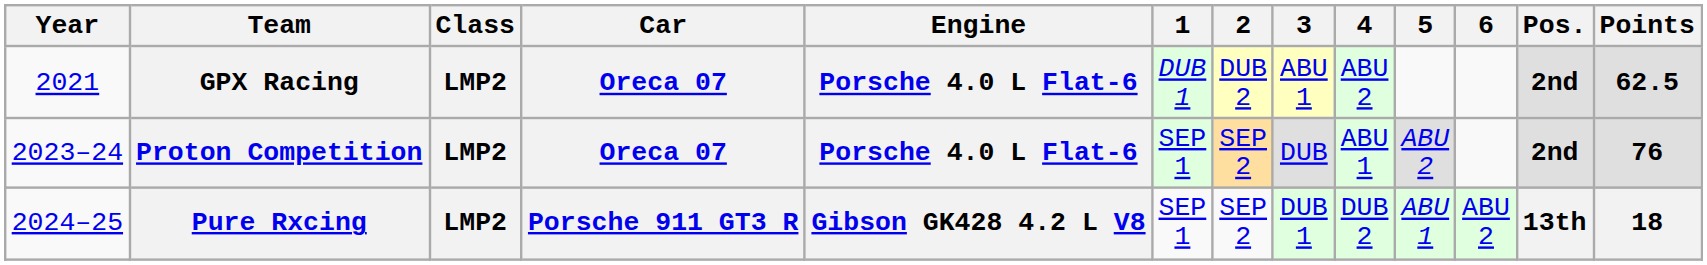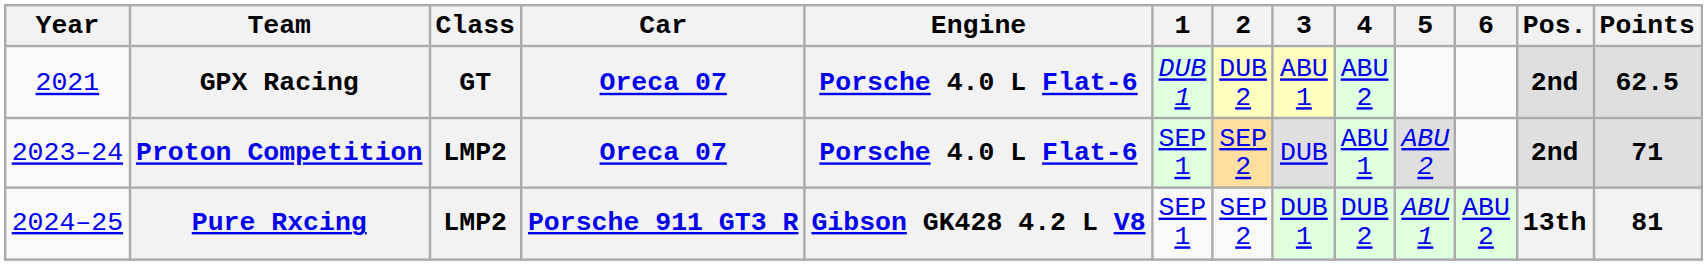(475, 82) LMP2 -> (475, 82) GT
(1647, 153) 76 -> (1647, 153) 71
(1647, 223) 18 -> (1647, 223) 81
